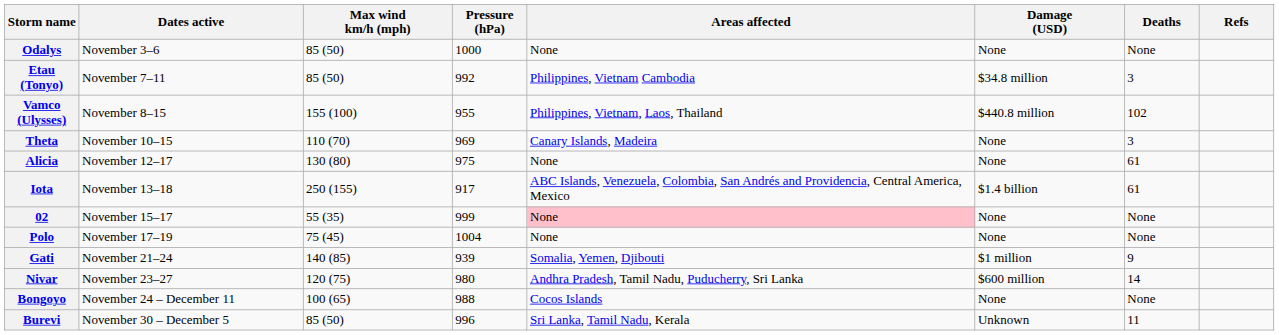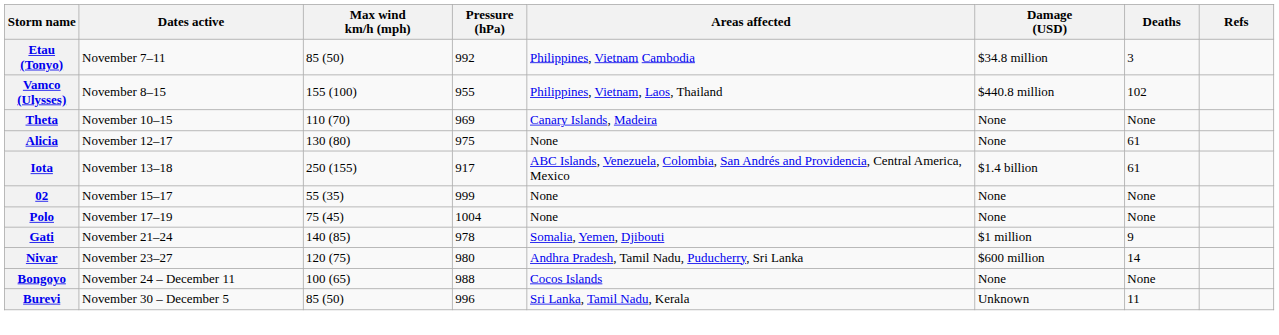- row: (42, 49)
(1131, 140) 3 -> (1141, 120) None
(544, 216) pink background -> (544, 196) no background
(465, 258) 939 -> (465, 237) 978
